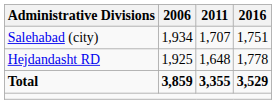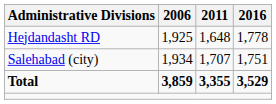rows swapped: (54, 59) <-> (53, 37)
